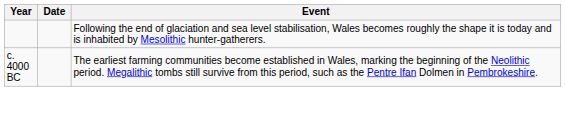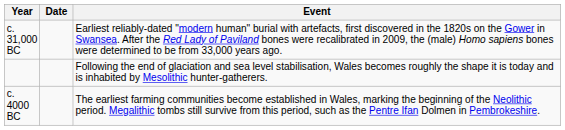+ row: (22, 39)
